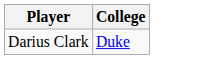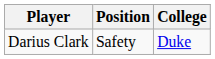+ column: (123, 16)
